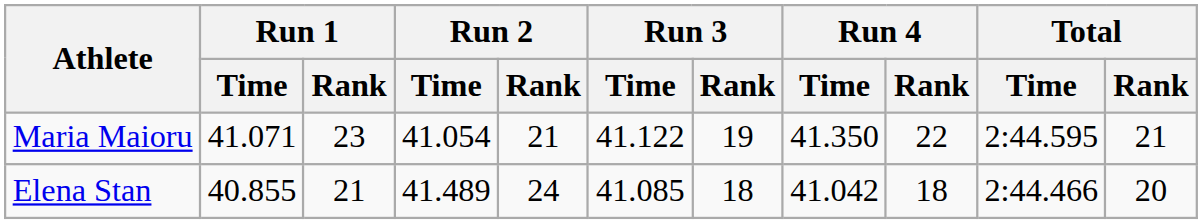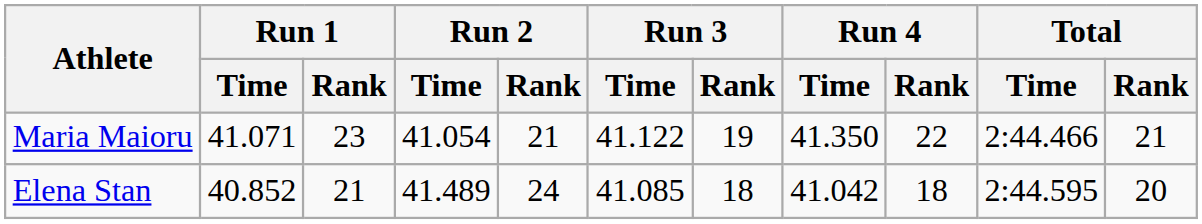(1041, 137) 2:44.595 -> (1041, 137) 2:44.466
(252, 191) 40.855 -> (252, 191) 40.852
(1041, 191) 2:44.466 -> (1041, 191) 2:44.595
